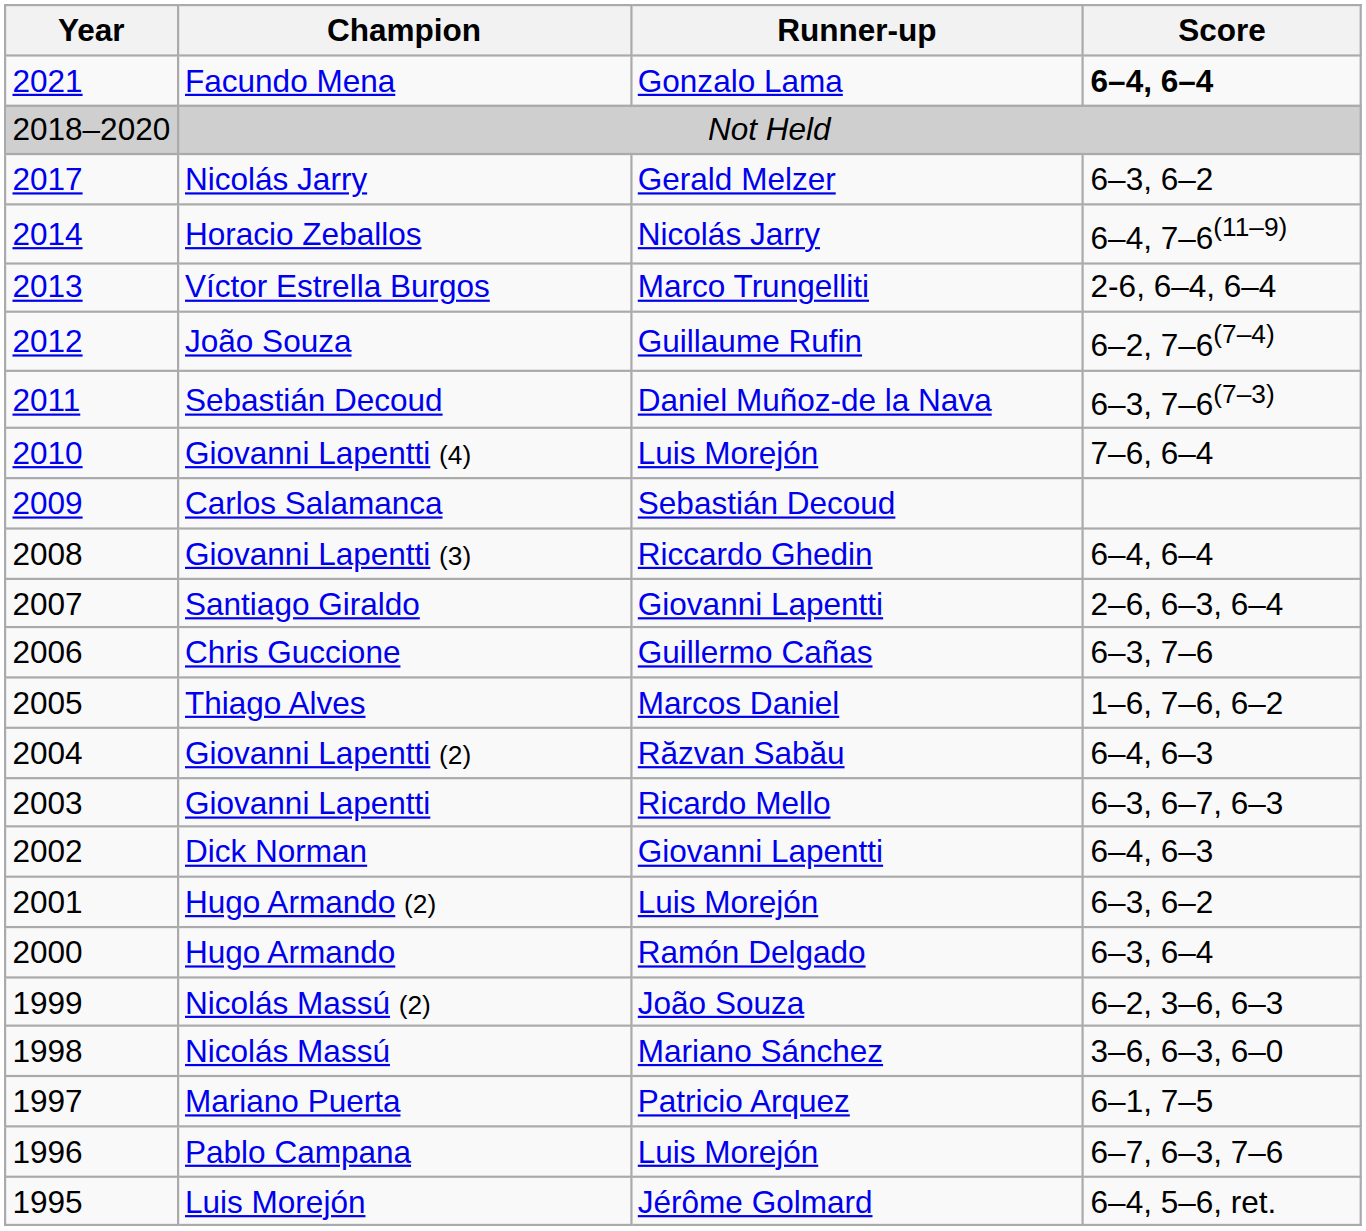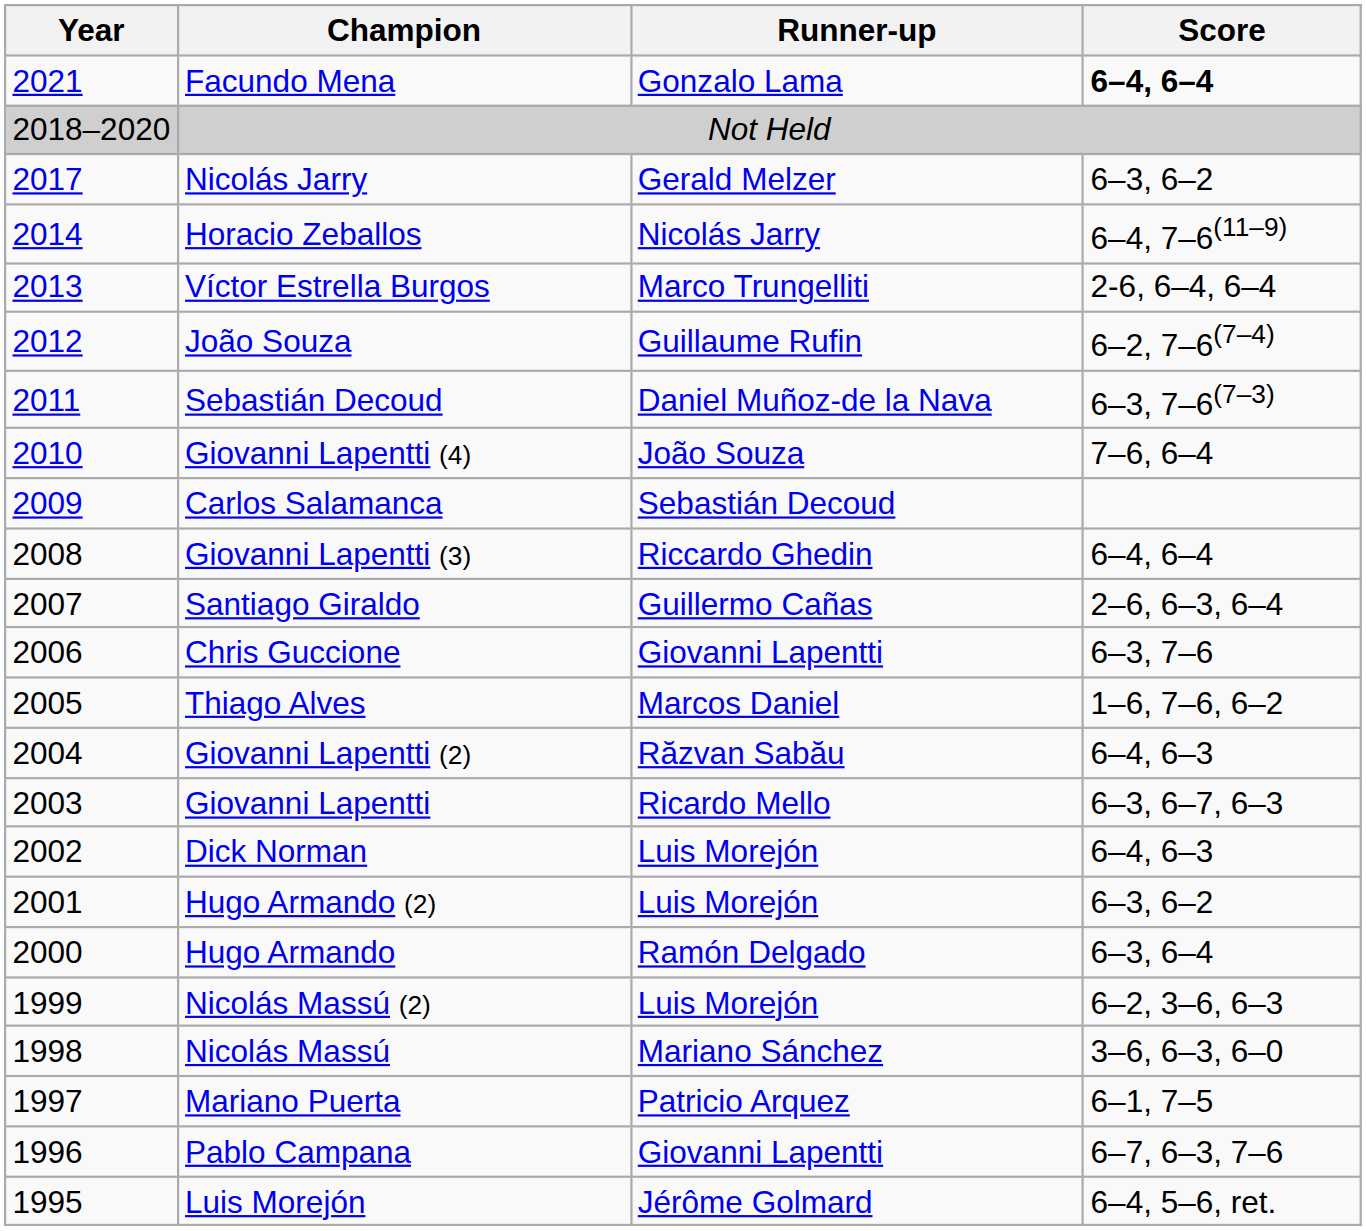(728, 454) Luis Morejón -> (721, 454) João Souza
(760, 603) Giovanni Lapentti -> (755, 603) Guillermo Cañas
(755, 653) Guillermo Cañas -> (760, 653) Giovanni Lapentti
(760, 853) Giovanni Lapentti -> (728, 853) Luis Morejón
(721, 1002) João Souza -> (728, 1002) Luis Morejón
(728, 1151) Luis Morejón -> (760, 1151) Giovanni Lapentti
